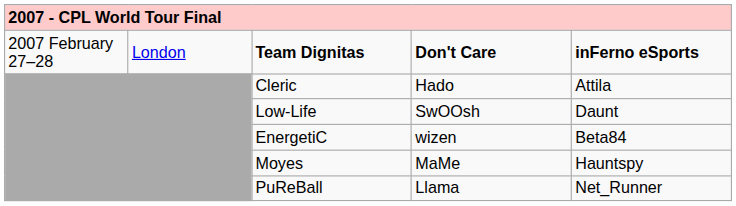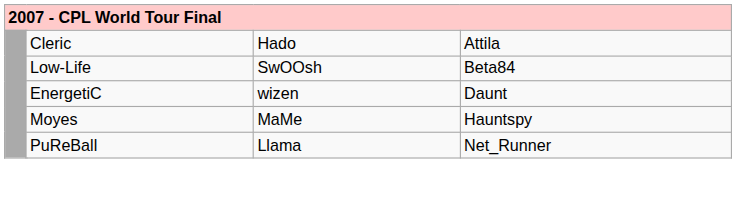- row: (310, 52)
(597, 112) Daunt -> (490, 68) Beta84
(601, 137) Beta84 -> (486, 94) Daunt
